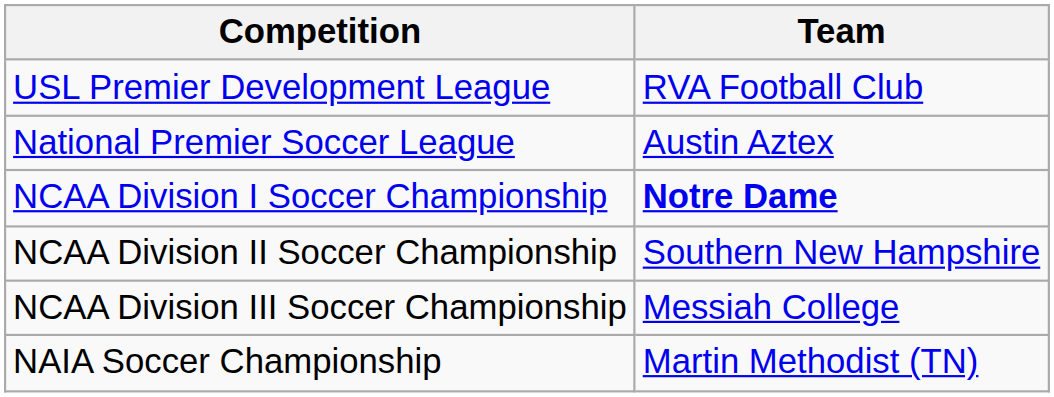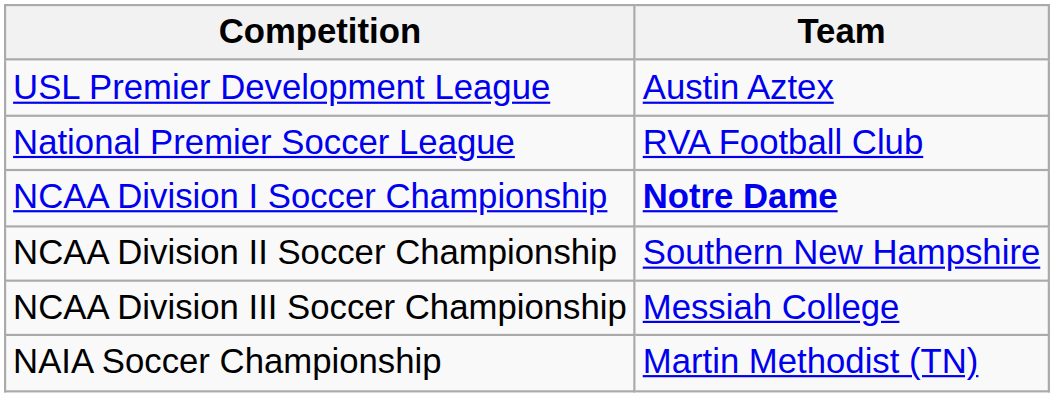(783, 87) RVA Football Club -> (738, 87) Austin Aztex
(738, 142) Austin Aztex -> (783, 142) RVA Football Club
